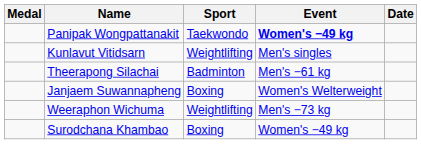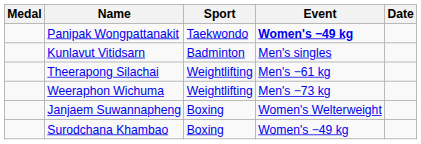(220, 53) Weightlifting -> (216, 53) Badminton
(216, 72) Badminton -> (220, 72) Weightlifting
rows swapped: (106, 110) <-> (114, 91)
